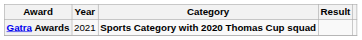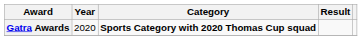(85, 27) 2021 -> (85, 27) 2020
